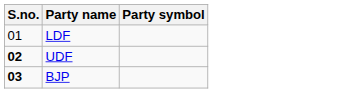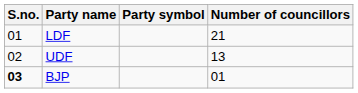+ column: (280, 14)
(15, 56) bold -> (15, 56) normal
